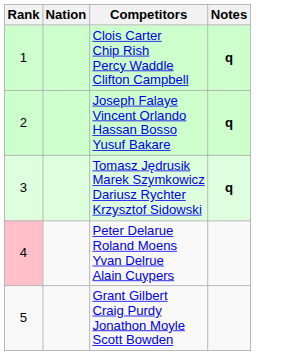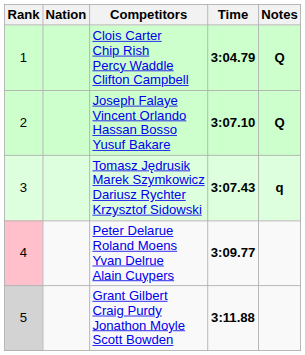+ column: (233, 14)
(229, 57) q -> (280, 57) Q
(229, 122) q -> (280, 122) Q
(23, 318) no background -> (23, 318) lightgrey background
